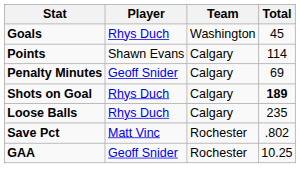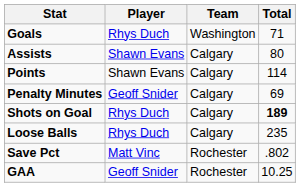(277, 34) 45 -> (277, 34) 71
+ row: (29, 53)
